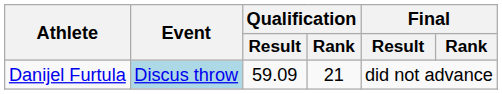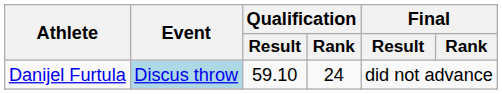(275, 75) 59.09 -> (275, 75) 59.10
(334, 75) 21 -> (334, 75) 24
